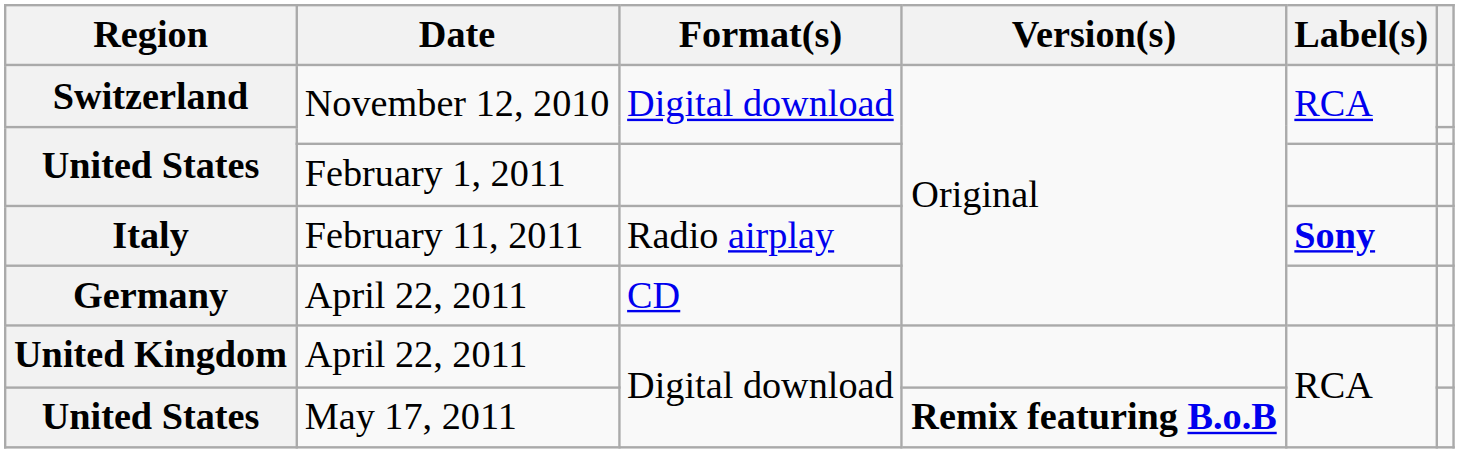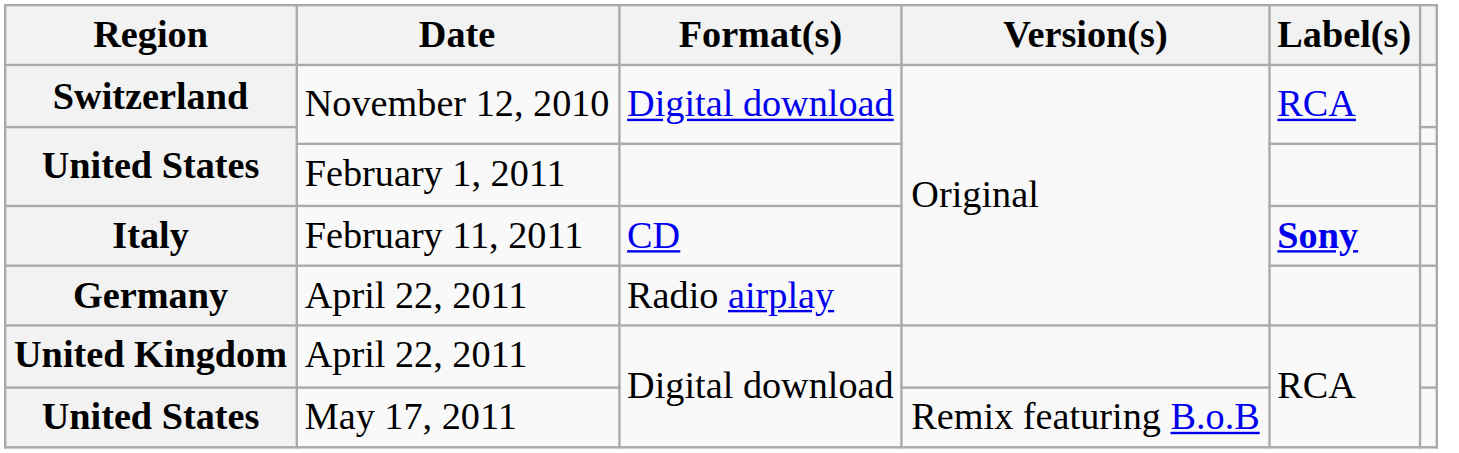(731, 234) Radio airplay -> (654, 234) CD
(654, 295) CD -> (731, 295) Radio airplay
(1094, 416) bold -> (1086, 416) normal
